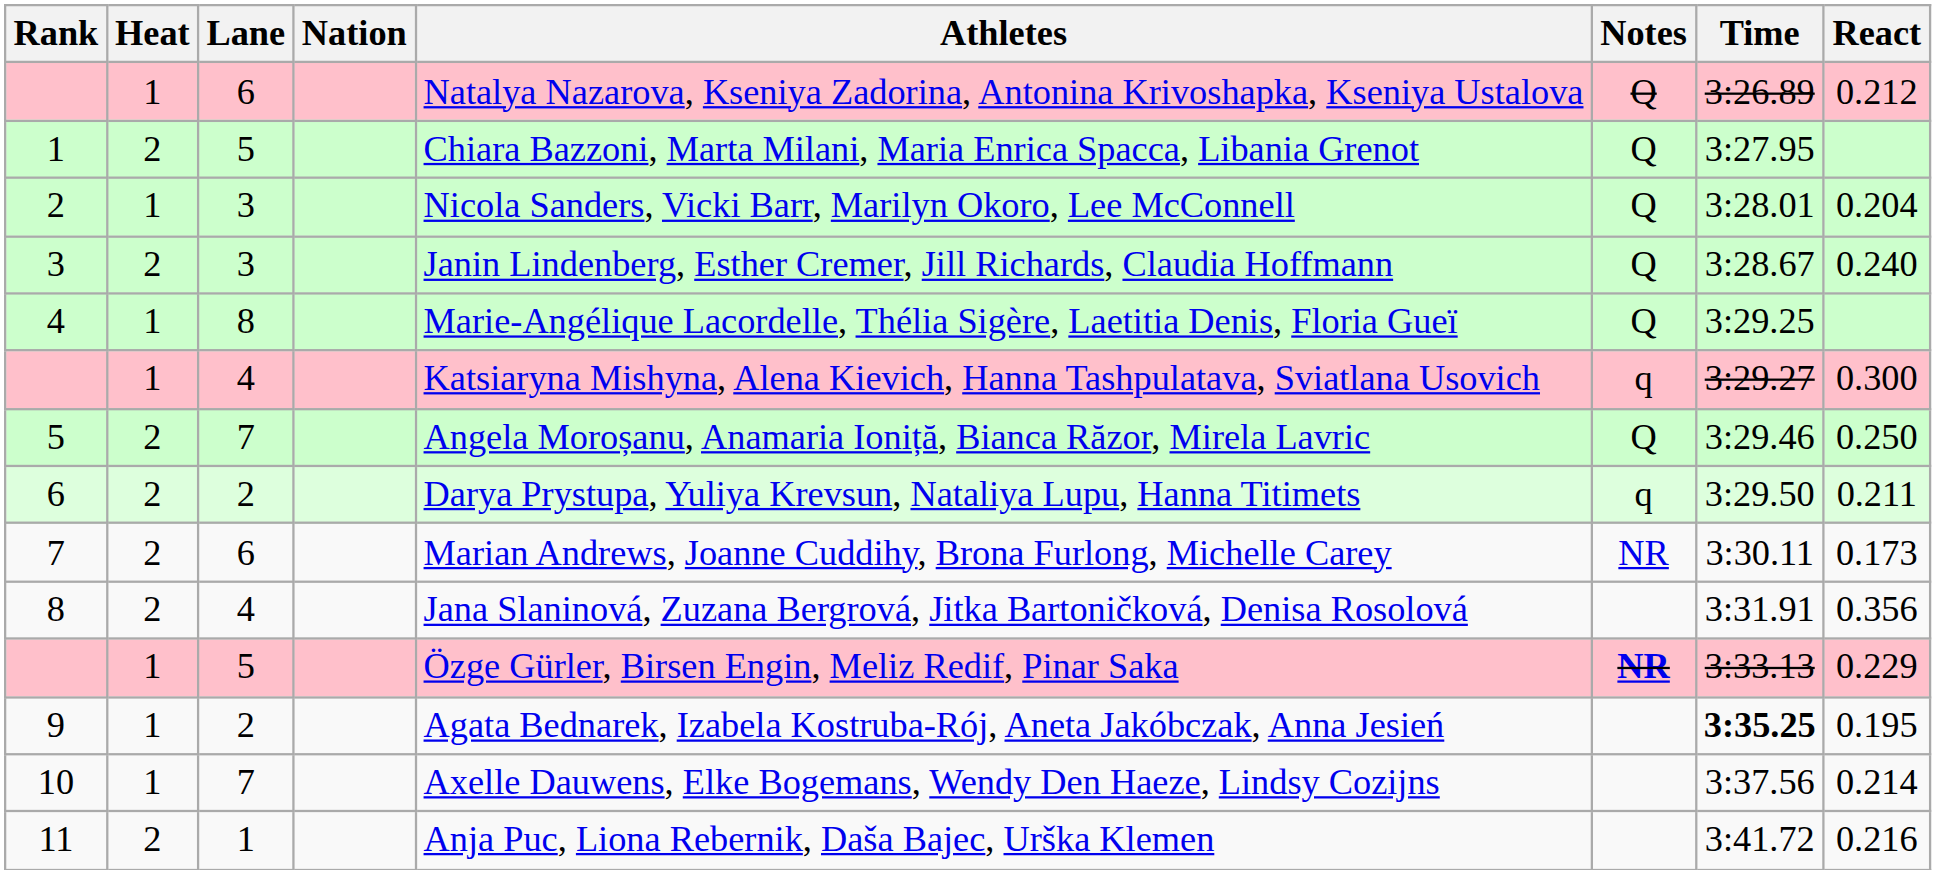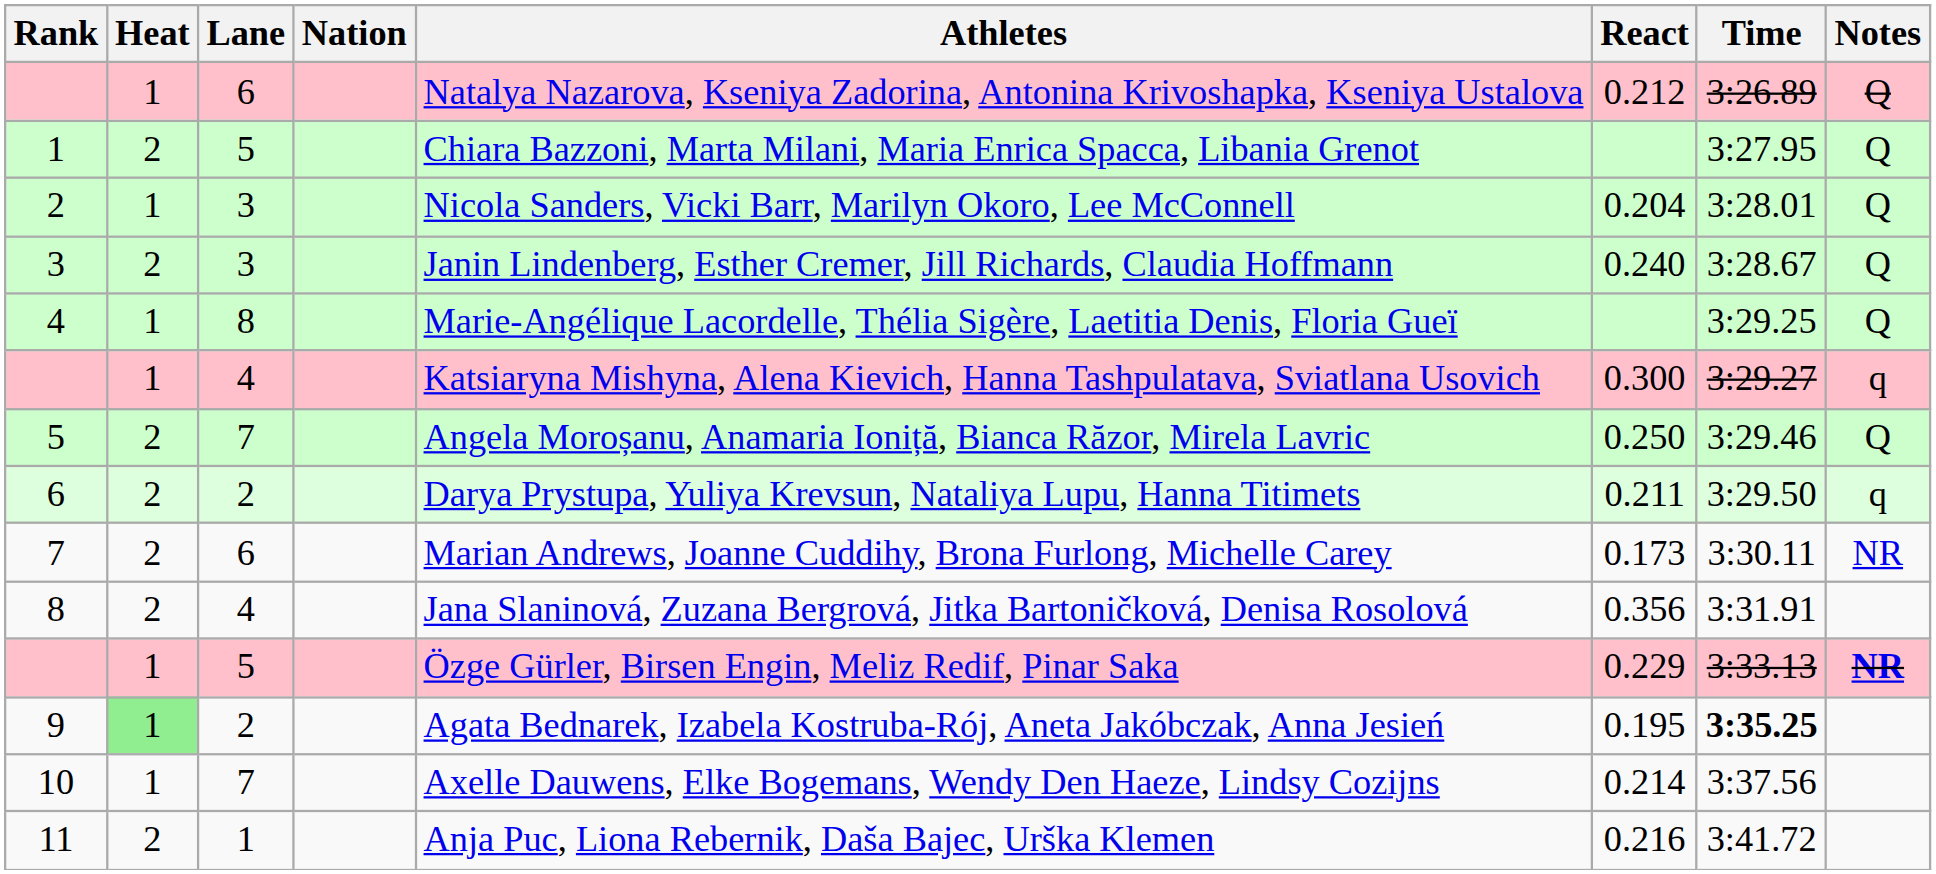columns swapped: (1877, 33) <-> (1644, 33)
(152, 724) no background -> (152, 724) lightgreen background
